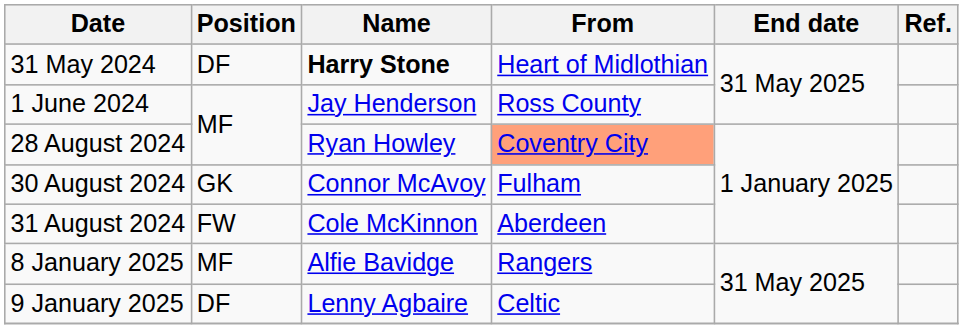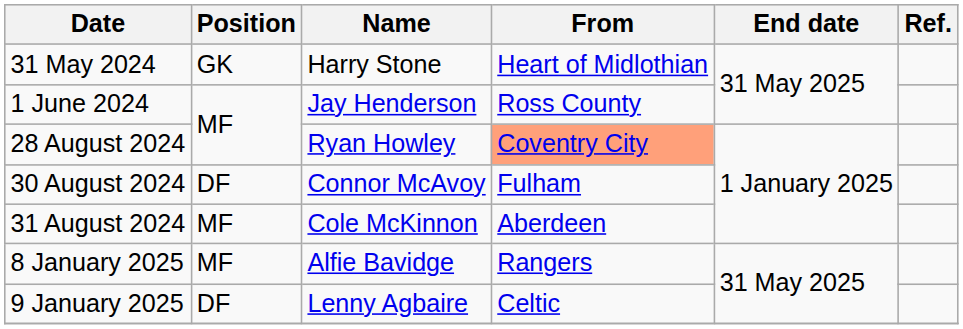(214, 64) DF -> (215, 64) GK
(379, 64) bold -> (374, 64) normal
(215, 183) GK -> (214, 183) DF
(216, 223) FW -> (215, 223) MF
